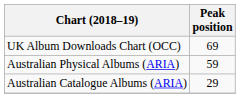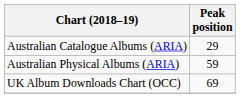rows swapped: (97, 83) <-> (94, 45)
